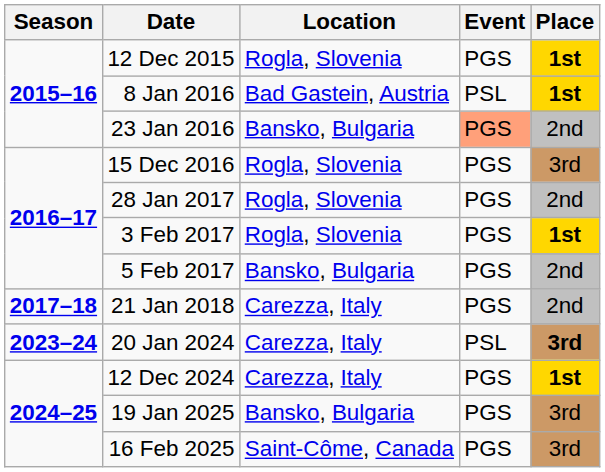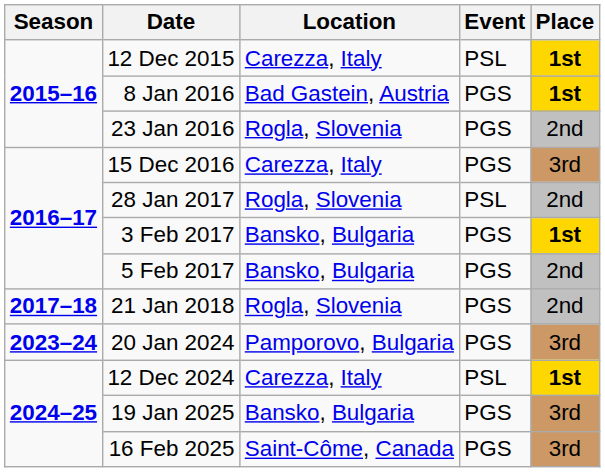(323, 57) Rogla, Slovenia -> (313, 57) Carezza, Italy
(488, 57) PGS -> (485, 57) PSL
(485, 93) PSL -> (488, 93) PGS
(329, 128) Bansko, Bulgaria -> (323, 128) Rogla, Slovenia
(488, 128) lightsalmon background -> (488, 128) no background
(323, 164) Rogla, Slovenia -> (313, 164) Carezza, Italy
(488, 199) PGS -> (485, 199) PSL
(323, 235) Rogla, Slovenia -> (329, 235) Bansko, Bulgaria
(313, 306) Carezza, Italy -> (323, 306) Rogla, Slovenia
(313, 341) Carezza, Italy -> (349, 341) Pamporovo, Bulgaria
(485, 341) PSL -> (488, 341) PGS
(565, 341) bold -> (565, 341) normal
(488, 377) PGS -> (485, 377) PSL
